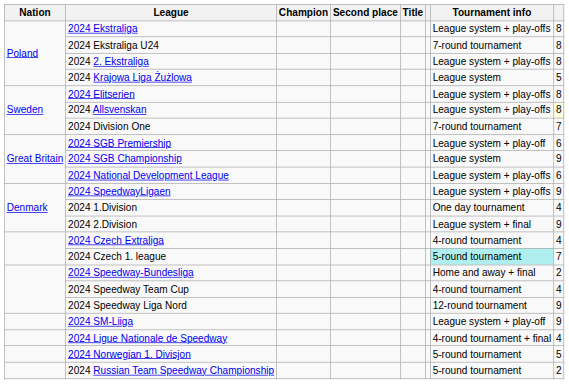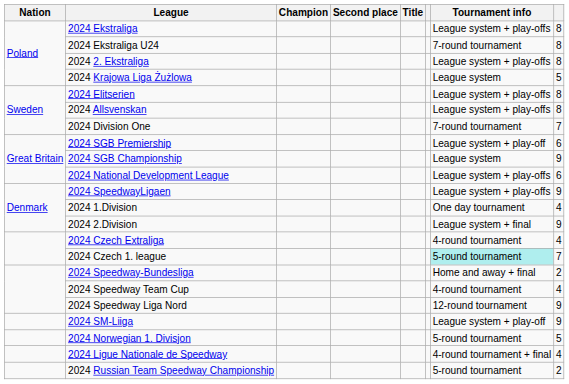(559, 110) lightyellow background -> (559, 110) no background
rows swapped: (148, 338) <-> (129, 354)
